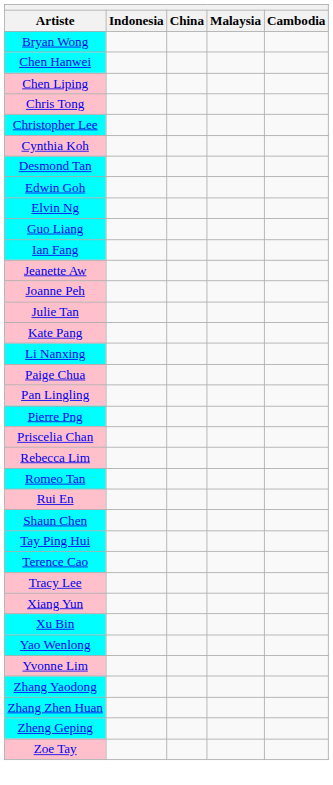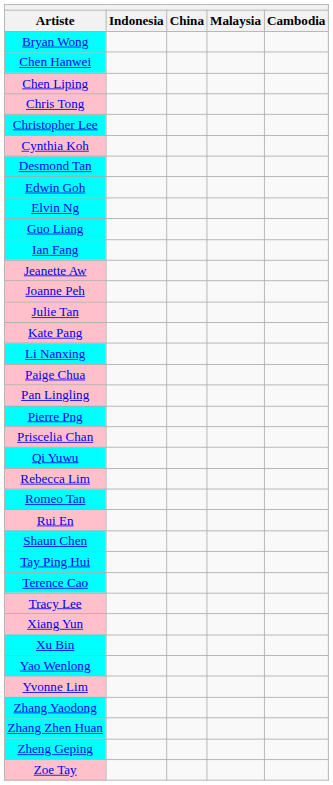+ row: (55, 457)
